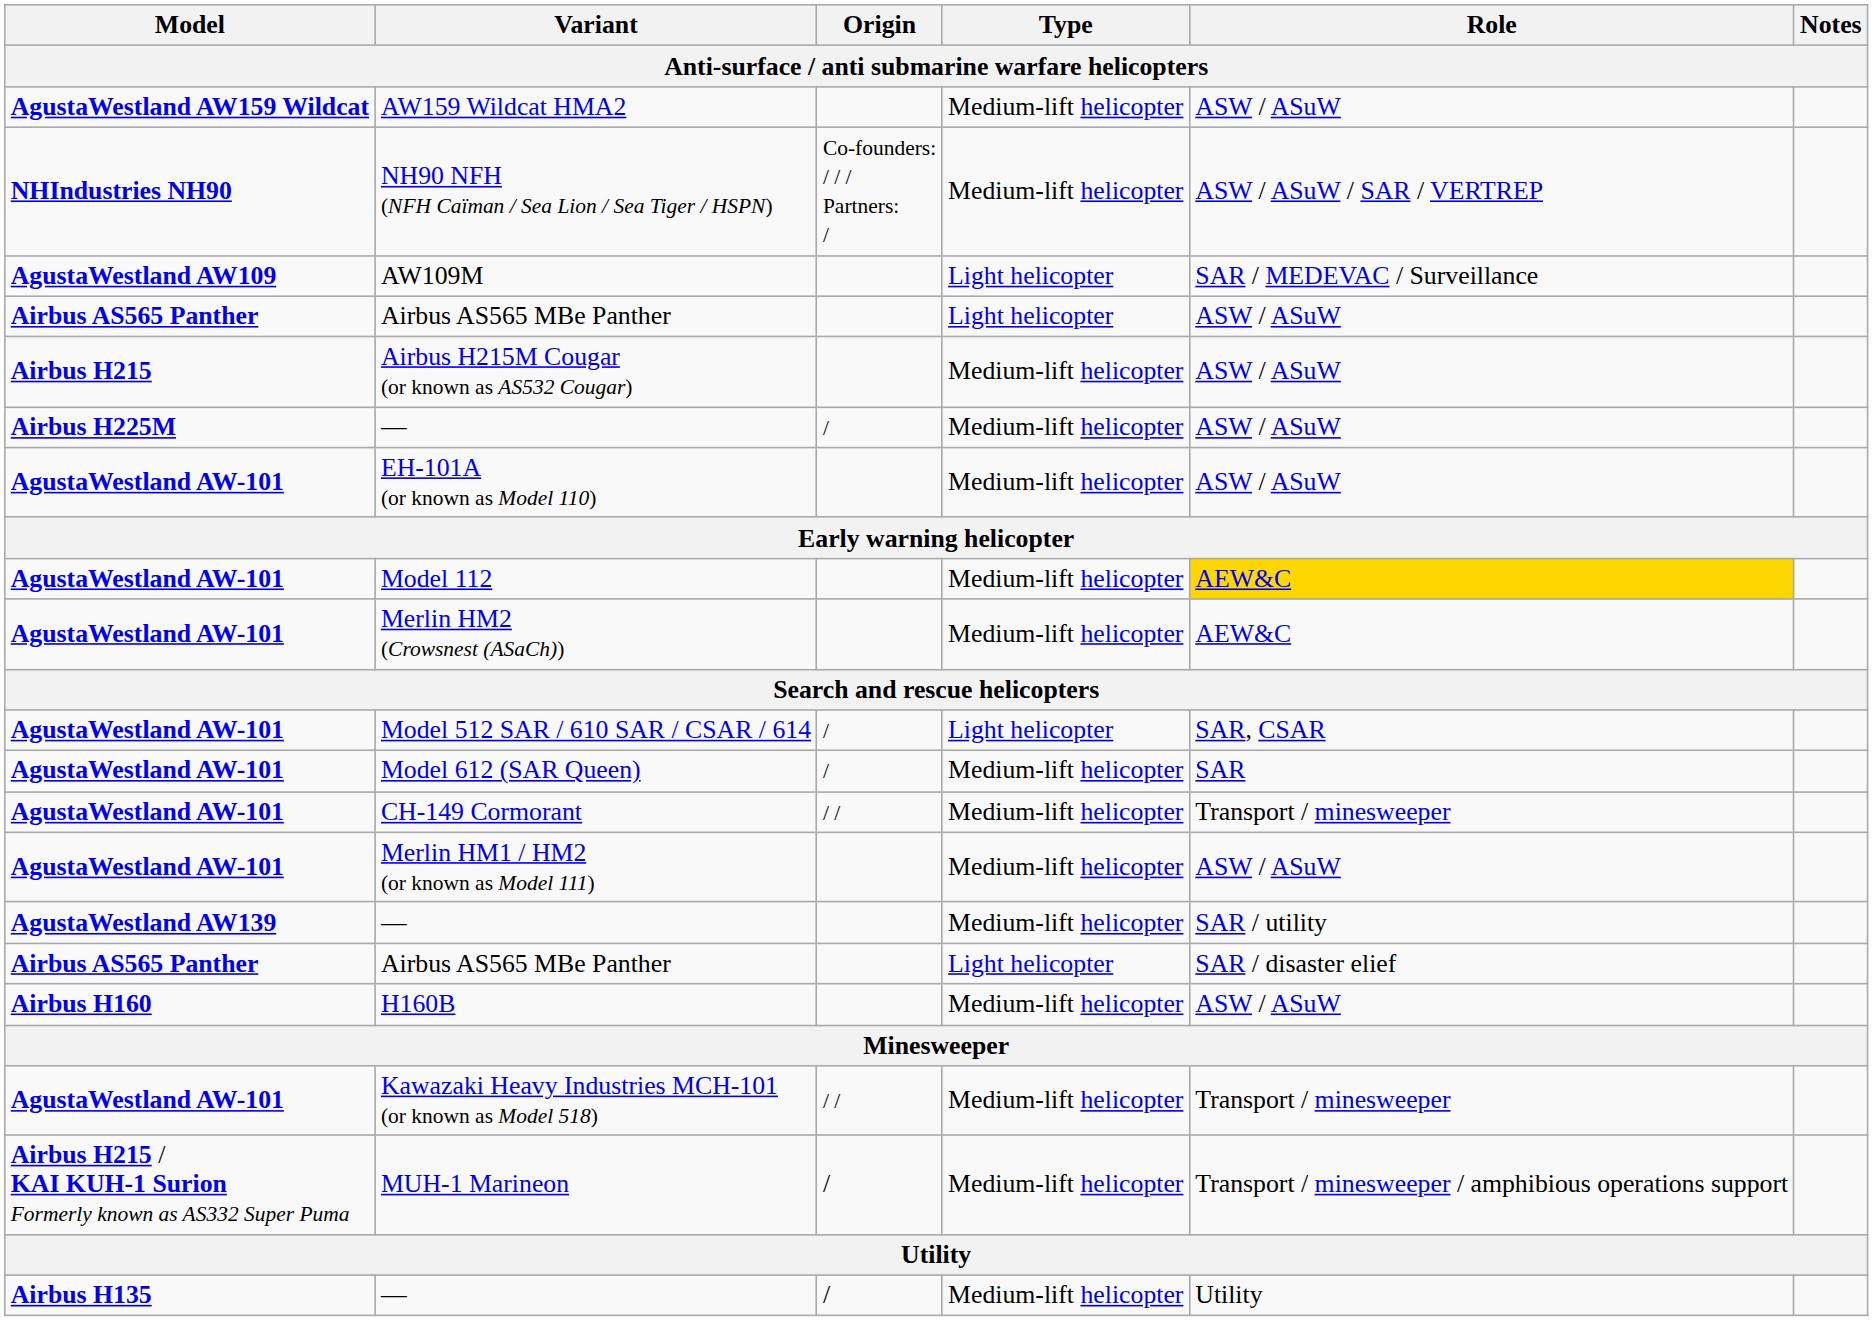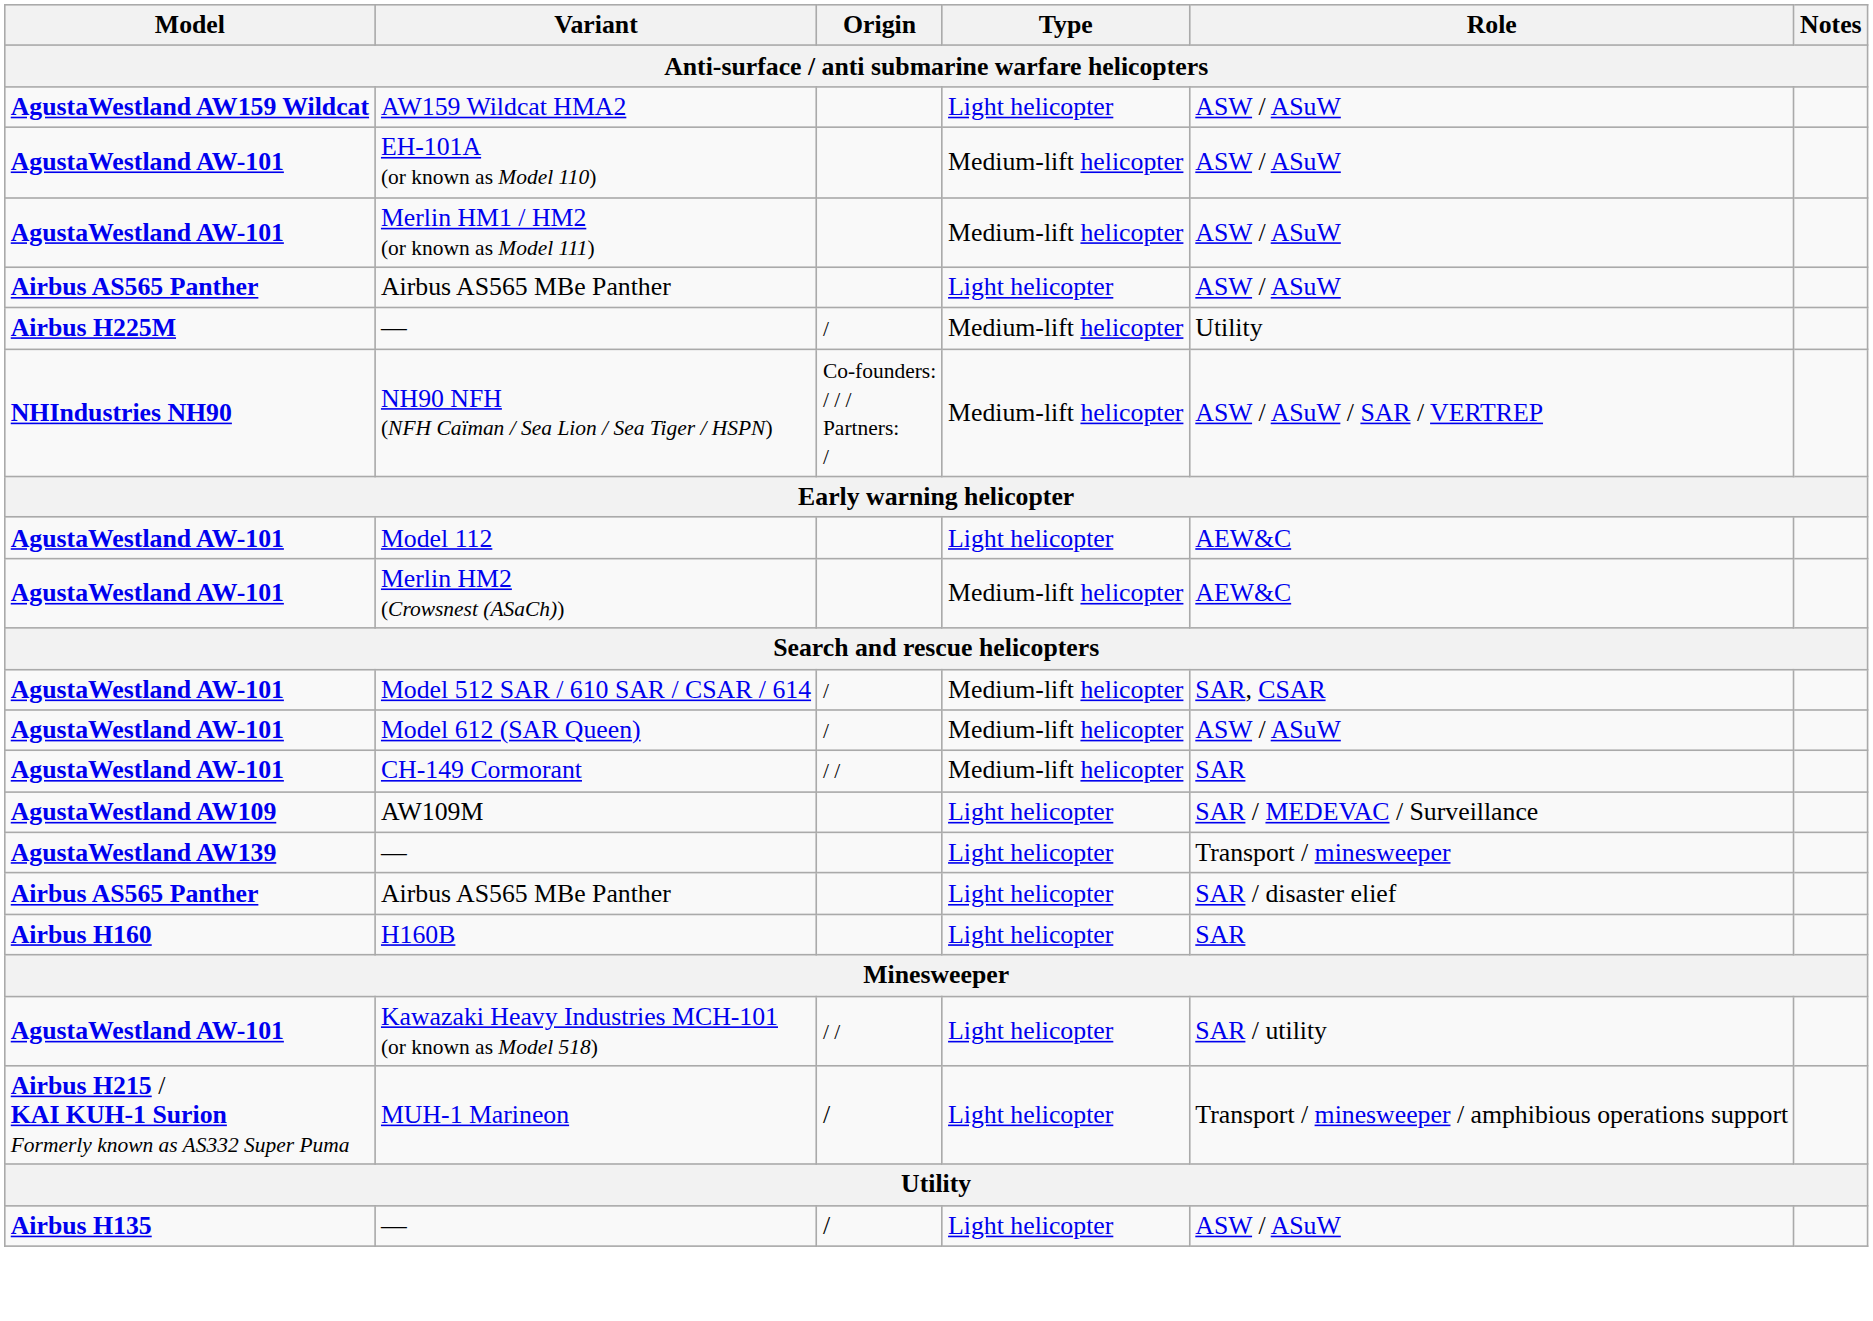(1066, 106) Medium-lift helicopter -> (1031, 106) Light helicopter
rows swapped: (147, 482) <-> (121, 190)
rows swapped: (147, 866) <-> (144, 275)
- row: (81, 371)
(1268, 426) ASW / ASuW -> (1229, 328) Utility
(1066, 578) Medium-lift helicopter -> (1031, 537) Light helicopter
(1243, 578) gold background -> (1243, 537) no background
(1031, 729) Light helicopter -> (1066, 689) Medium-lift helicopter
(1220, 770) SAR -> (1268, 729) ASW / ASuW
(1323, 811) Transport / minesweeper -> (1220, 770) SAR
(1066, 922) Medium-lift helicopter -> (1031, 852) Light helicopter
(1261, 922) SAR / utility -> (1323, 852) Transport / minesweeper
(1066, 1004) Medium-lift helicopter -> (1031, 934) Light helicopter
(1268, 1004) ASW / ASuW -> (1220, 934) SAR
(1066, 1100) Medium-lift helicopter -> (1031, 1030) Light helicopter
(1323, 1100) Transport / minesweeper -> (1261, 1030) SAR / utility
(1066, 1184) Medium-lift helicopter -> (1031, 1114) Light helicopter
(1066, 1295) Medium-lift helicopter -> (1031, 1225) Light helicopter
(1229, 1295) Utility -> (1268, 1225) ASW / ASuW
